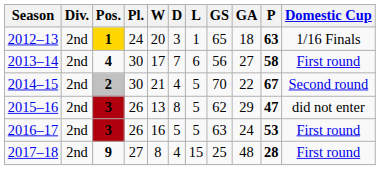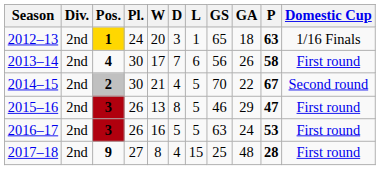(246, 61) 27 -> (246, 61) 26
(219, 107) 62 -> (219, 107) 46
(328, 107) did not enter -> (328, 107) First round
